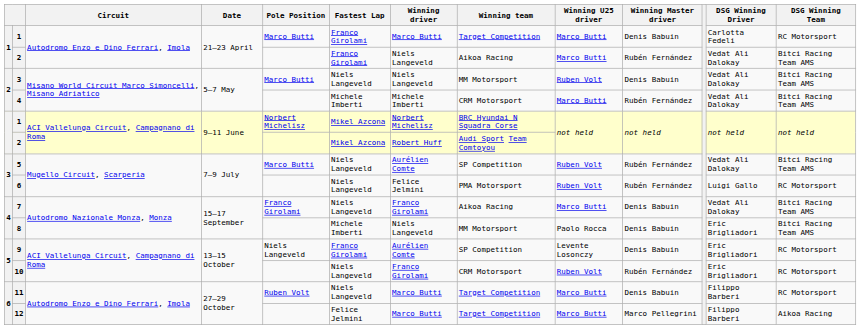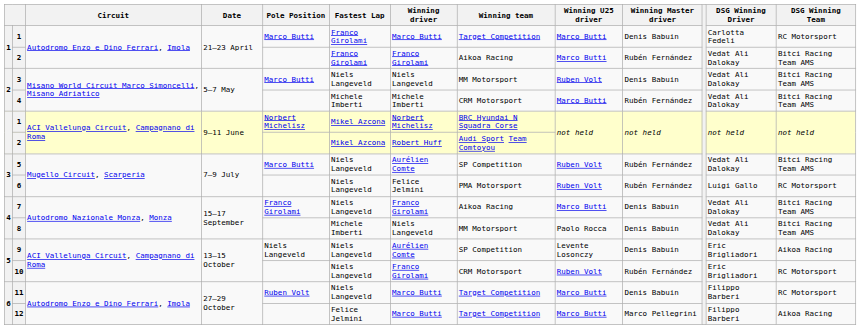(412, 58) Niels Langeveld -> (410, 58) Franco Girolami
(733, 229) Eric Brigliadori -> (728, 229) Vedat Ali Dalokay
(349, 250) Franco Girolami -> (351, 250) Niels Langeveld
(807, 250) RC Motorsport -> (805, 250) Aikoa Racing
